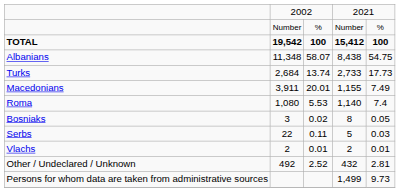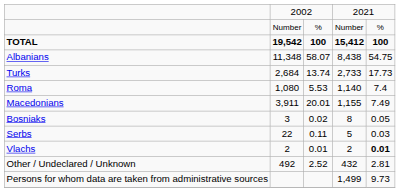rows swapped: (35, 88) <-> (19, 103)
(380, 149) normal -> (380, 149) bold
